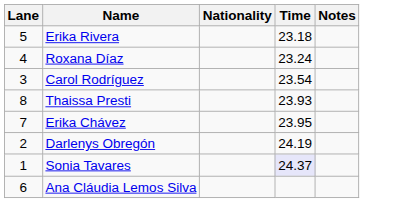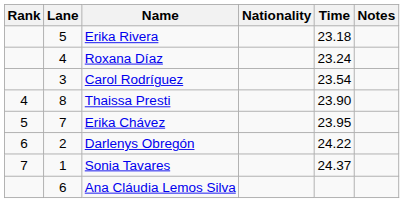+ column: (24, 15)
(295, 101) 23.93 -> (334, 101) 23.90
(295, 144) 24.19 -> (334, 144) 24.22
(295, 165) lavender background -> (334, 165) no background
